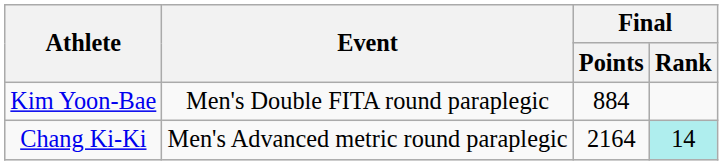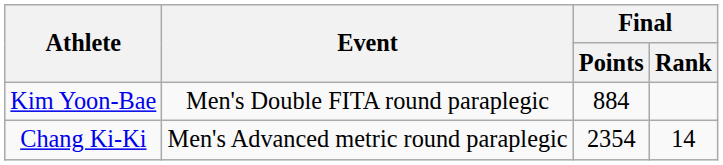(611, 139) 2164 -> (611, 139) 2354
(683, 139) paleturquoise background -> (683, 139) no background
